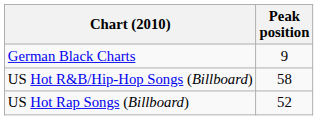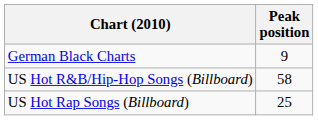(284, 102) 52 -> (284, 102) 25
